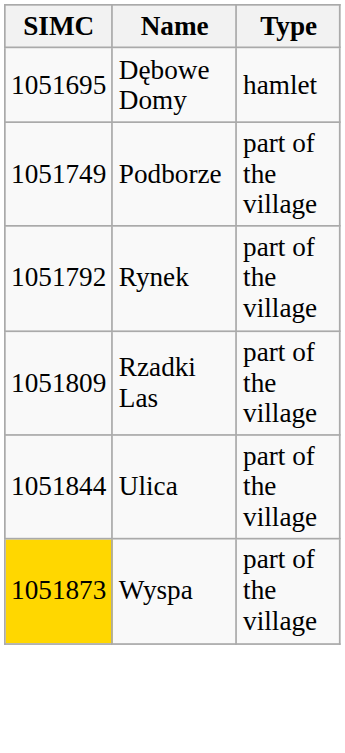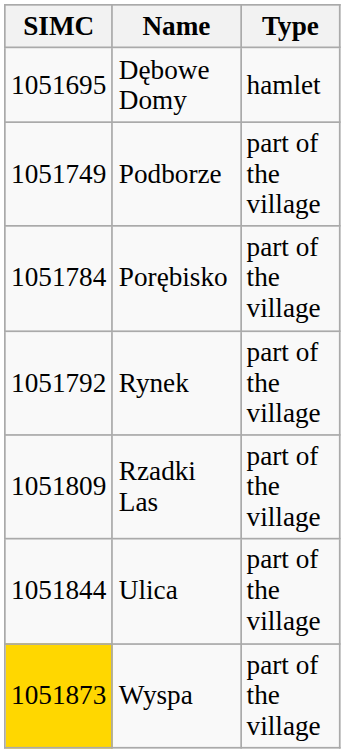+ row: (173, 277)
